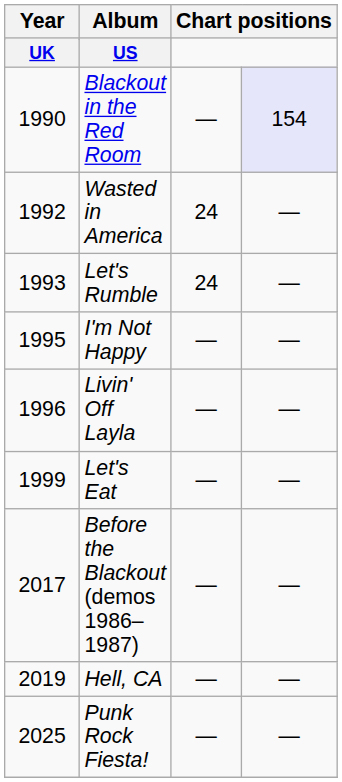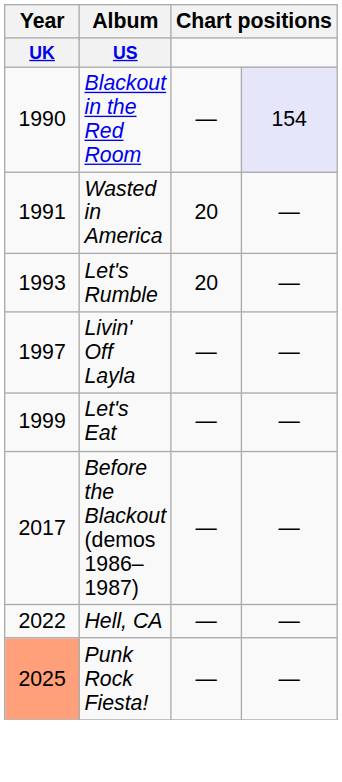(42, 212) 1992 -> (42, 212) 1991
(206, 212) 24 -> (206, 212) 20
(206, 282) 24 -> (206, 282) 20
- row: (118, 340)
(42, 409) 1996 -> (42, 352) 1997
(42, 678) 2019 -> (42, 621) 2022
(42, 736) no background -> (42, 678) lightsalmon background
